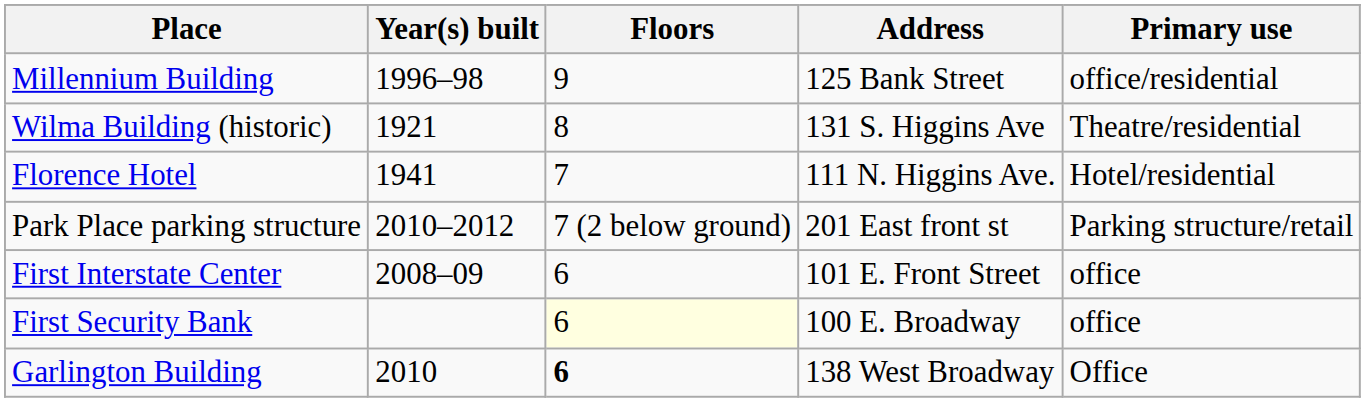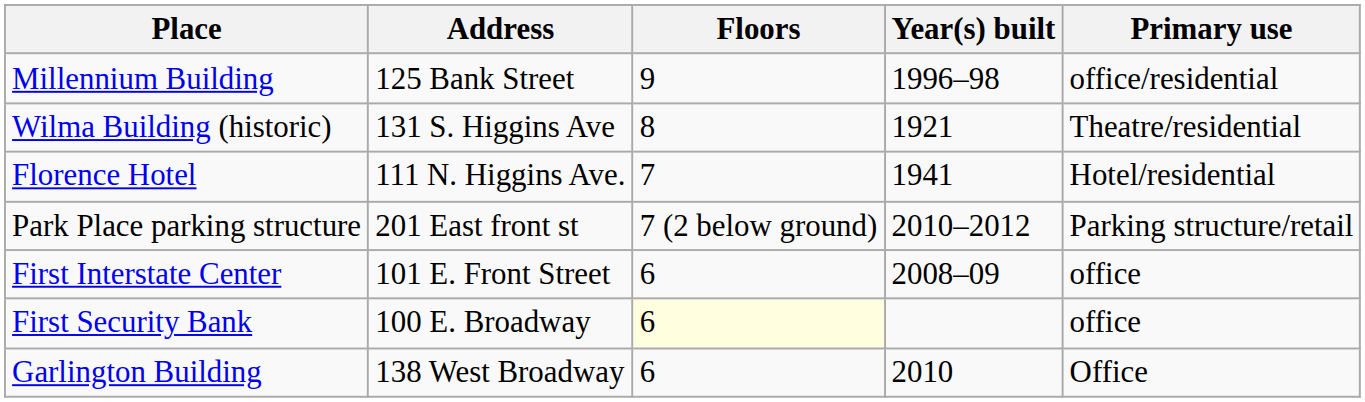columns swapped: (930, 28) <-> (457, 28)
(561, 371) bold -> (647, 371) normal
